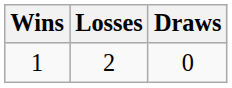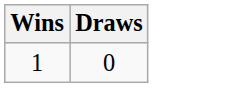- column: (109, 23)
